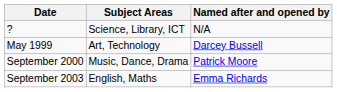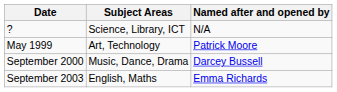(228, 45) Darcey Bussell -> (225, 45) Patrick Moore
(225, 62) Patrick Moore -> (228, 62) Darcey Bussell
